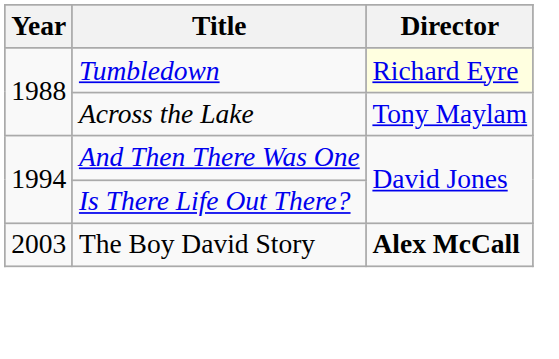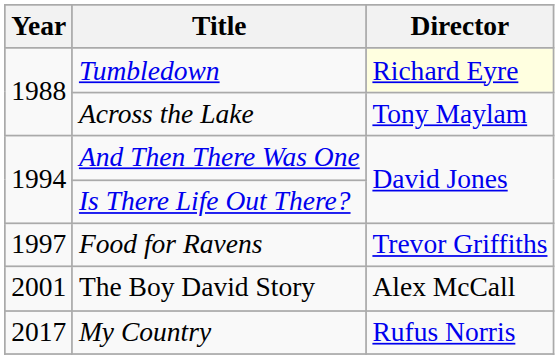+ row: (171, 244)
(39, 244) 2003 -> (39, 288) 2001
(446, 244) bold -> (444, 288) normal
+ row: (145, 331)
